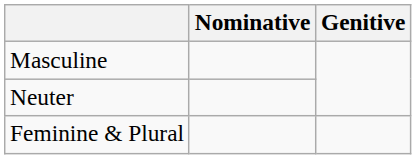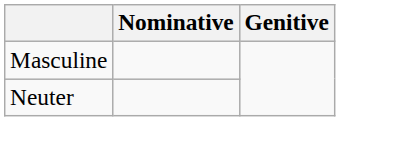- row: (97, 134)
